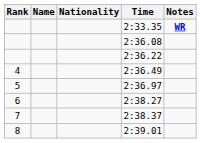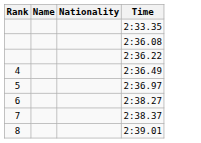- column: (180, 12)
